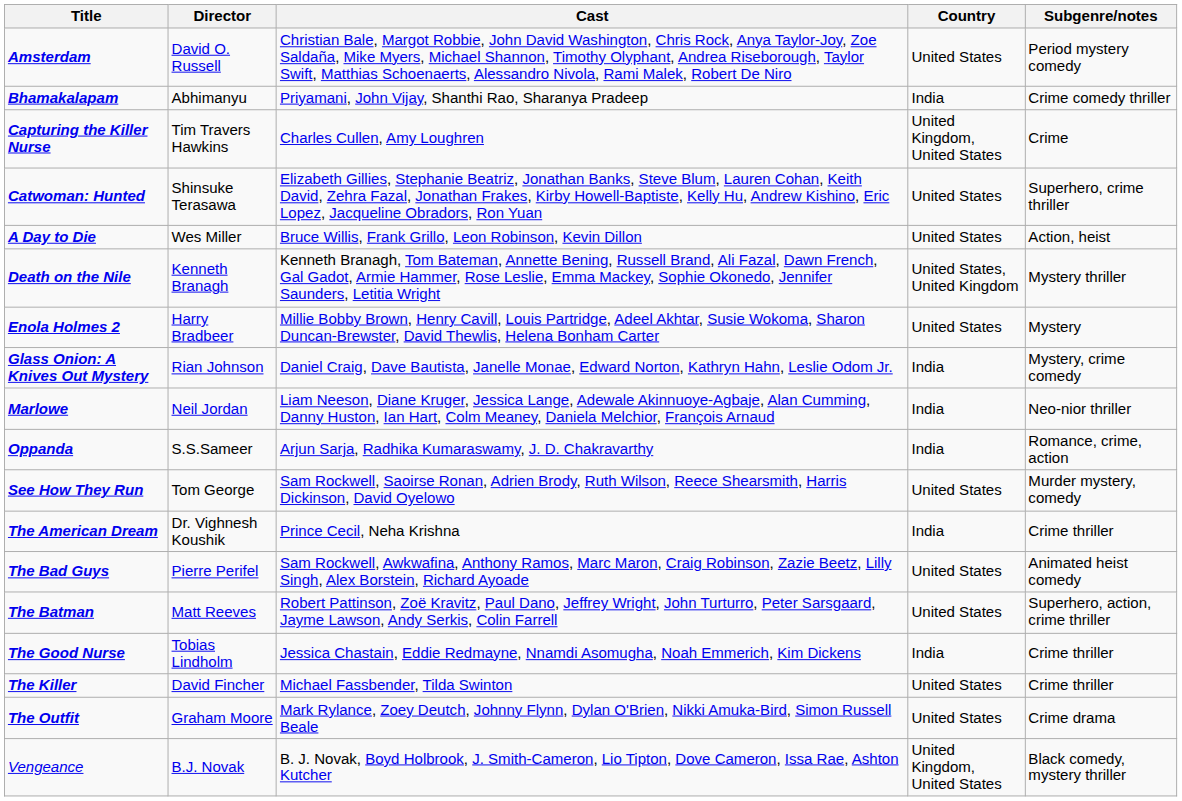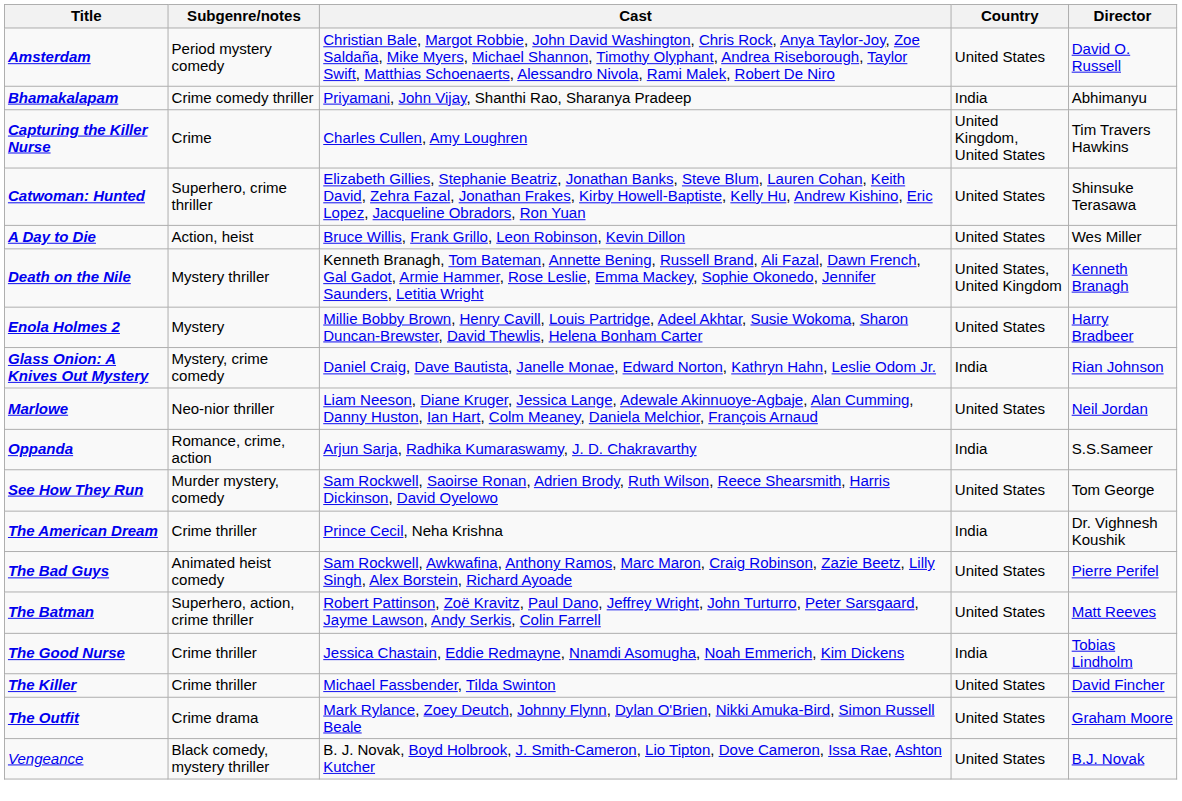columns swapped: (222, 16) <-> (1101, 16)
(928, 408) India -> (1000, 408) United States
(957, 767) United Kingdom, United States -> (1000, 758) United States
